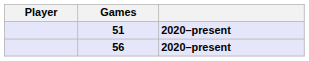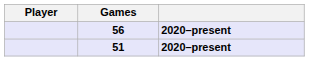rows swapped: (118, 47) <-> (118, 30)
